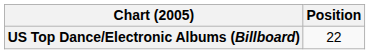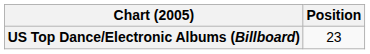(334, 37) 22 -> (334, 37) 23
